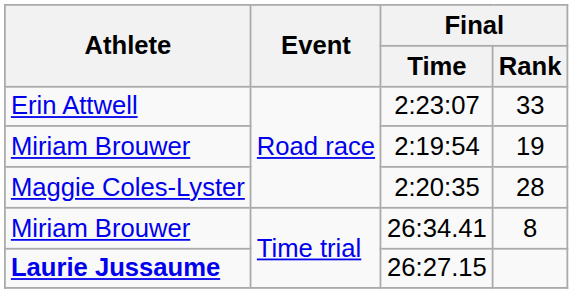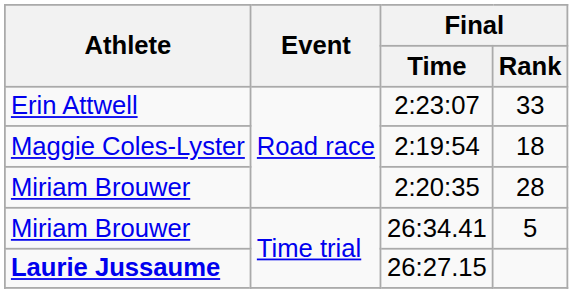(101, 147) Miriam Brouwer -> (128, 147) Maggie Coles-Lyster
(530, 147) 19 -> (530, 147) 18
(128, 188) Maggie Coles-Lyster -> (101, 188) Miriam Brouwer
(530, 228) 8 -> (530, 228) 5
